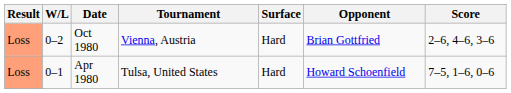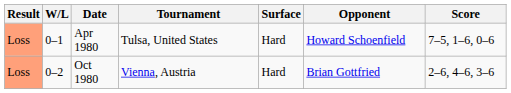rows swapped: (86, 72) <-> (86, 39)
